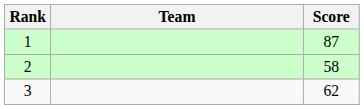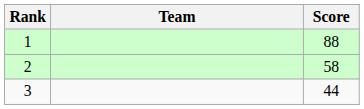(331, 41) 87 -> (331, 41) 88
(331, 91) 62 -> (331, 91) 44
